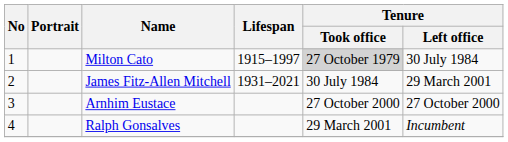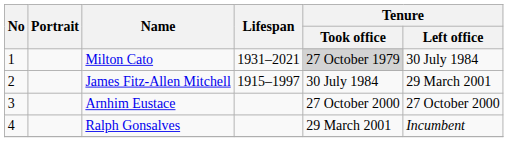(269, 59) 1915–1997 -> (269, 59) 1931–2021
(269, 81) 1931–2021 -> (269, 81) 1915–1997
